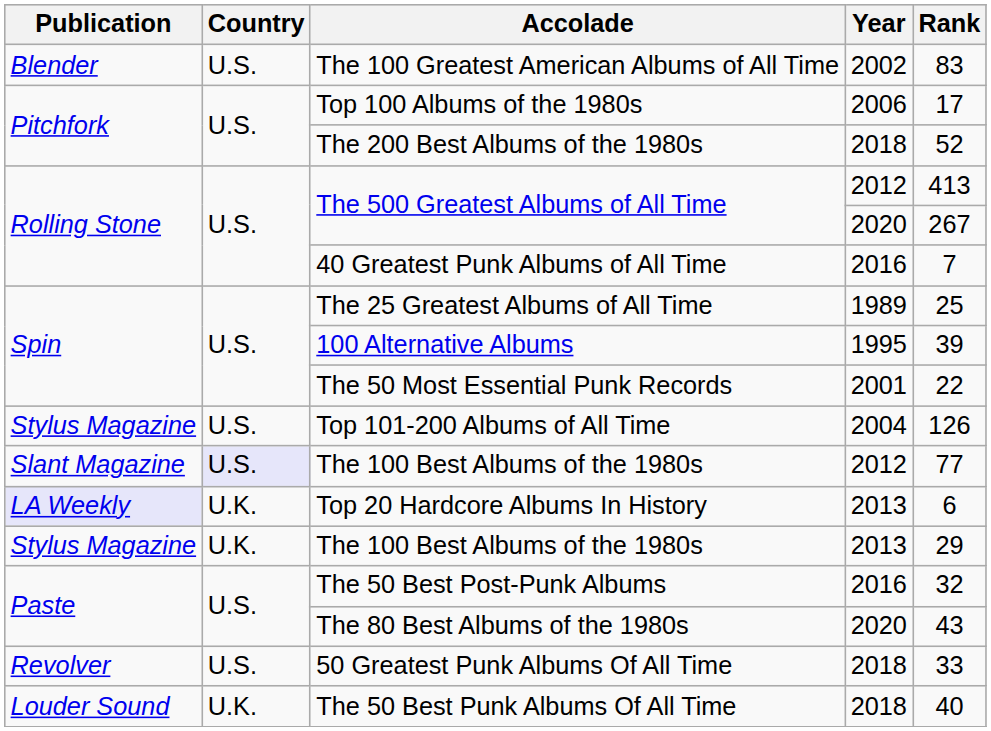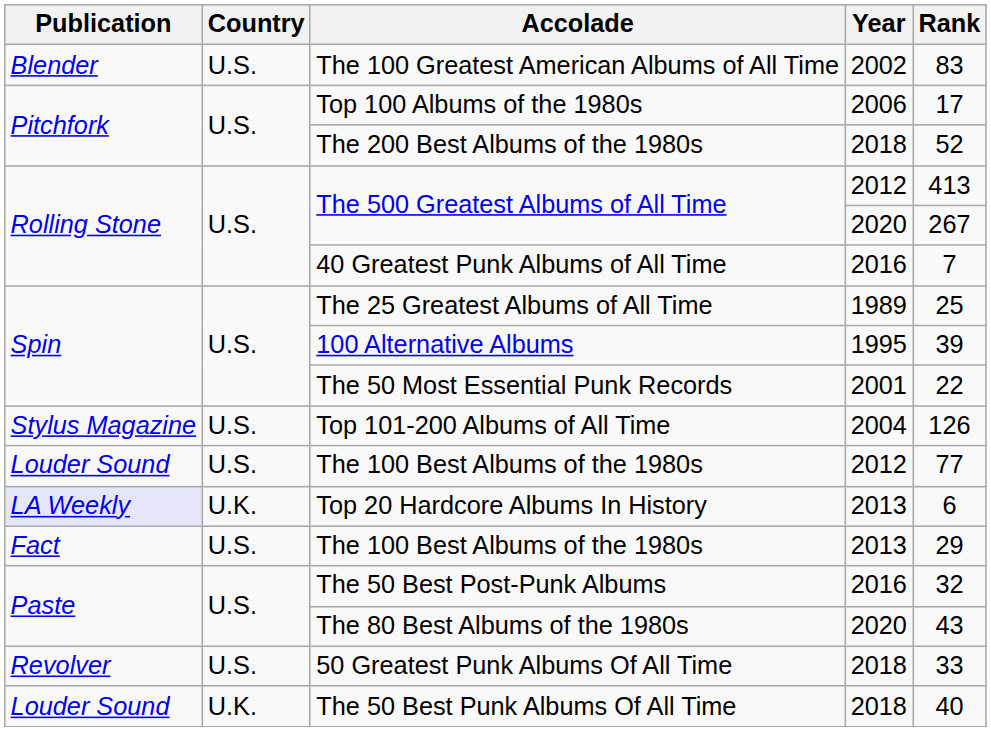(98, 465) Slant Magazine -> (90, 465) Louder Sound
(232, 465) lavender background -> (232, 465) no background
(103, 545) Stylus Magazine -> (35, 545) Fact
(232, 545) U.K. -> (232, 545) U.S.
